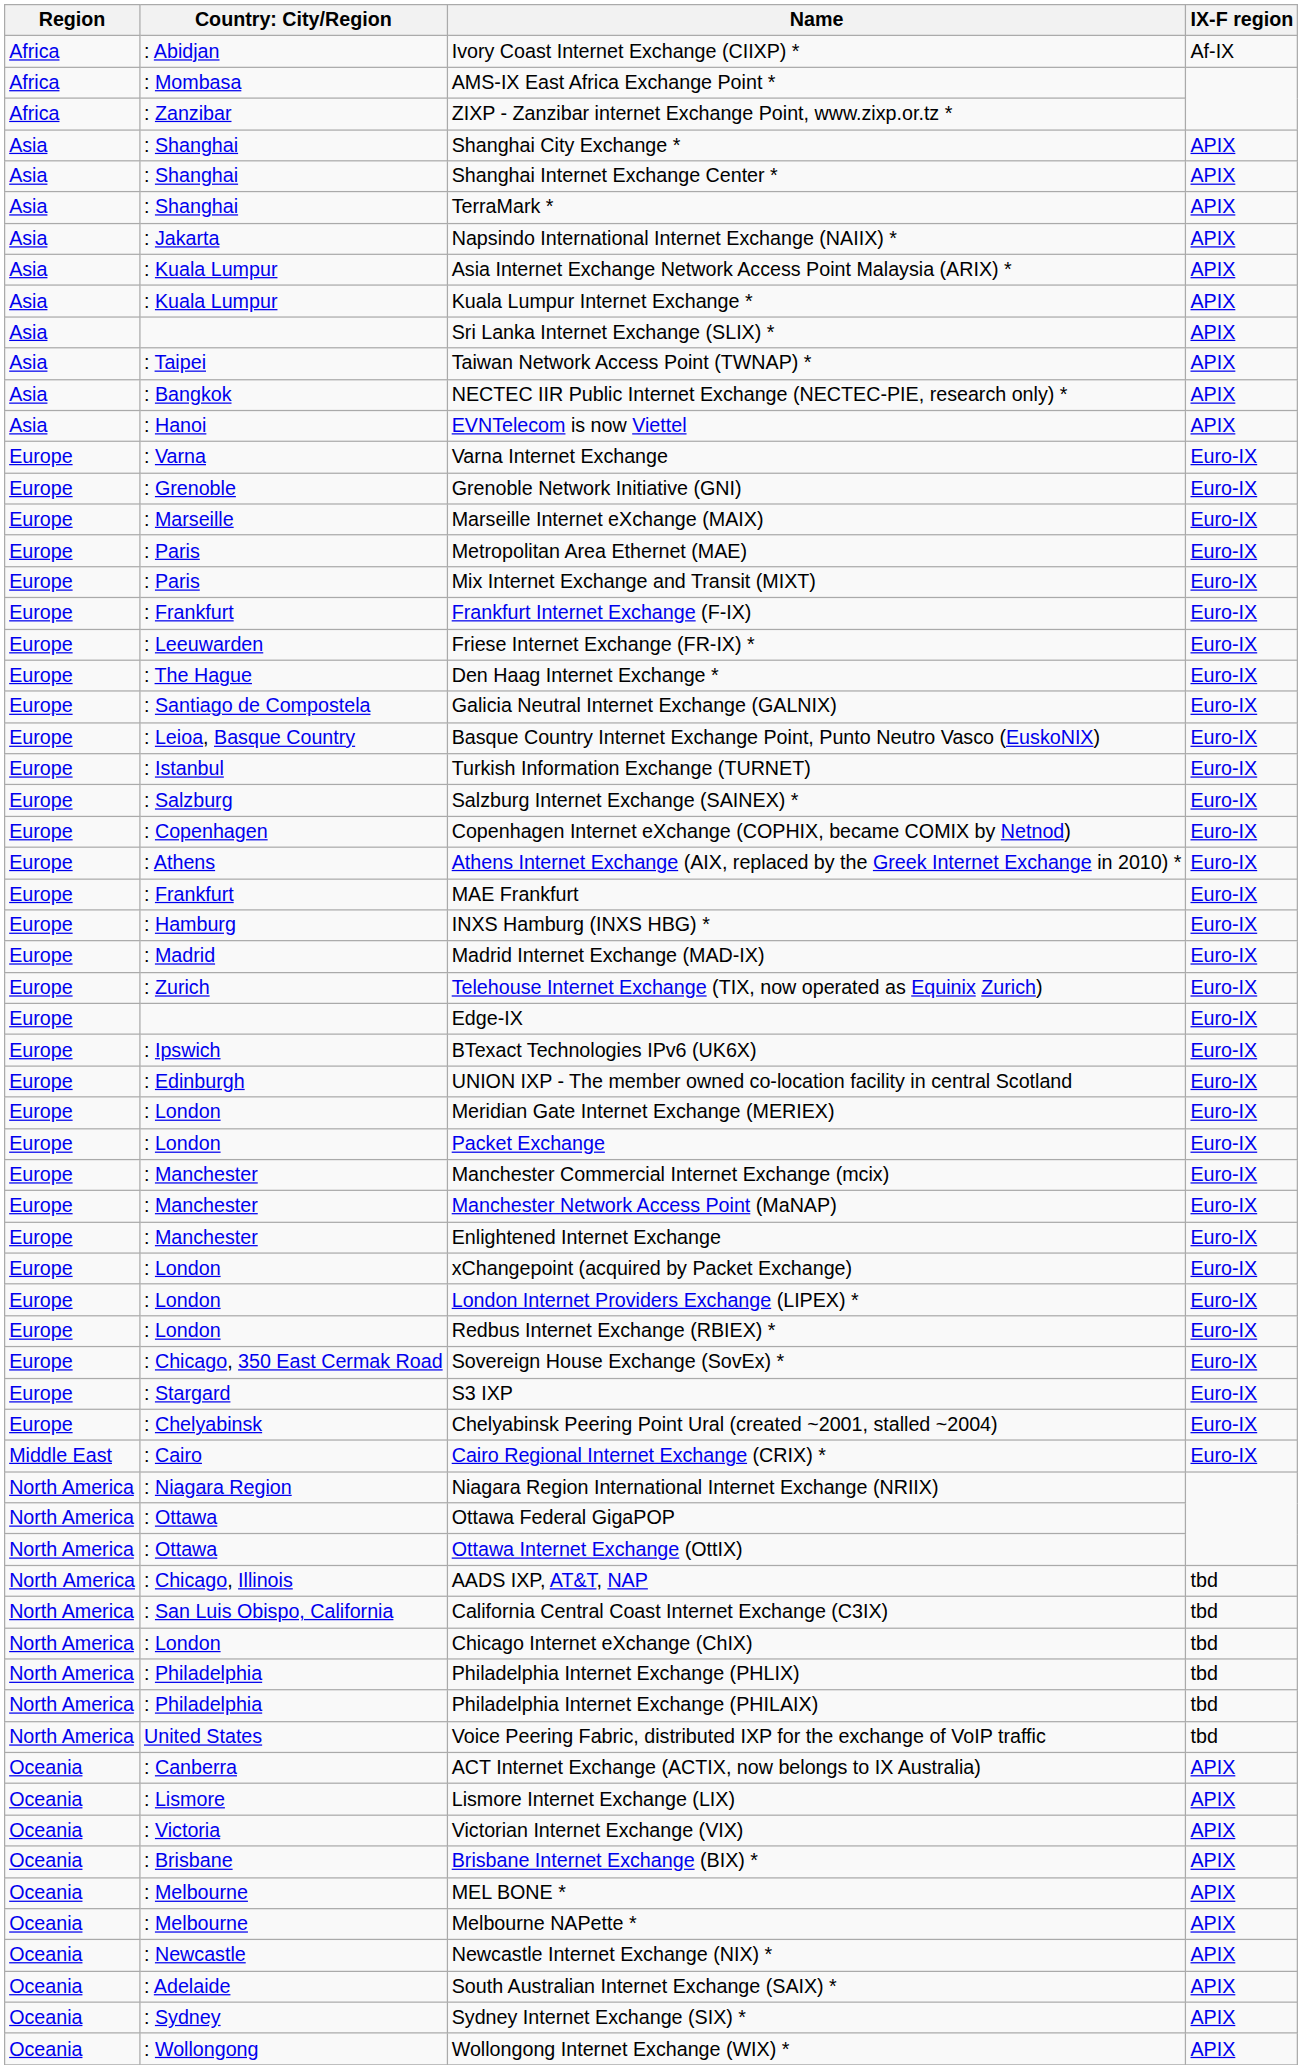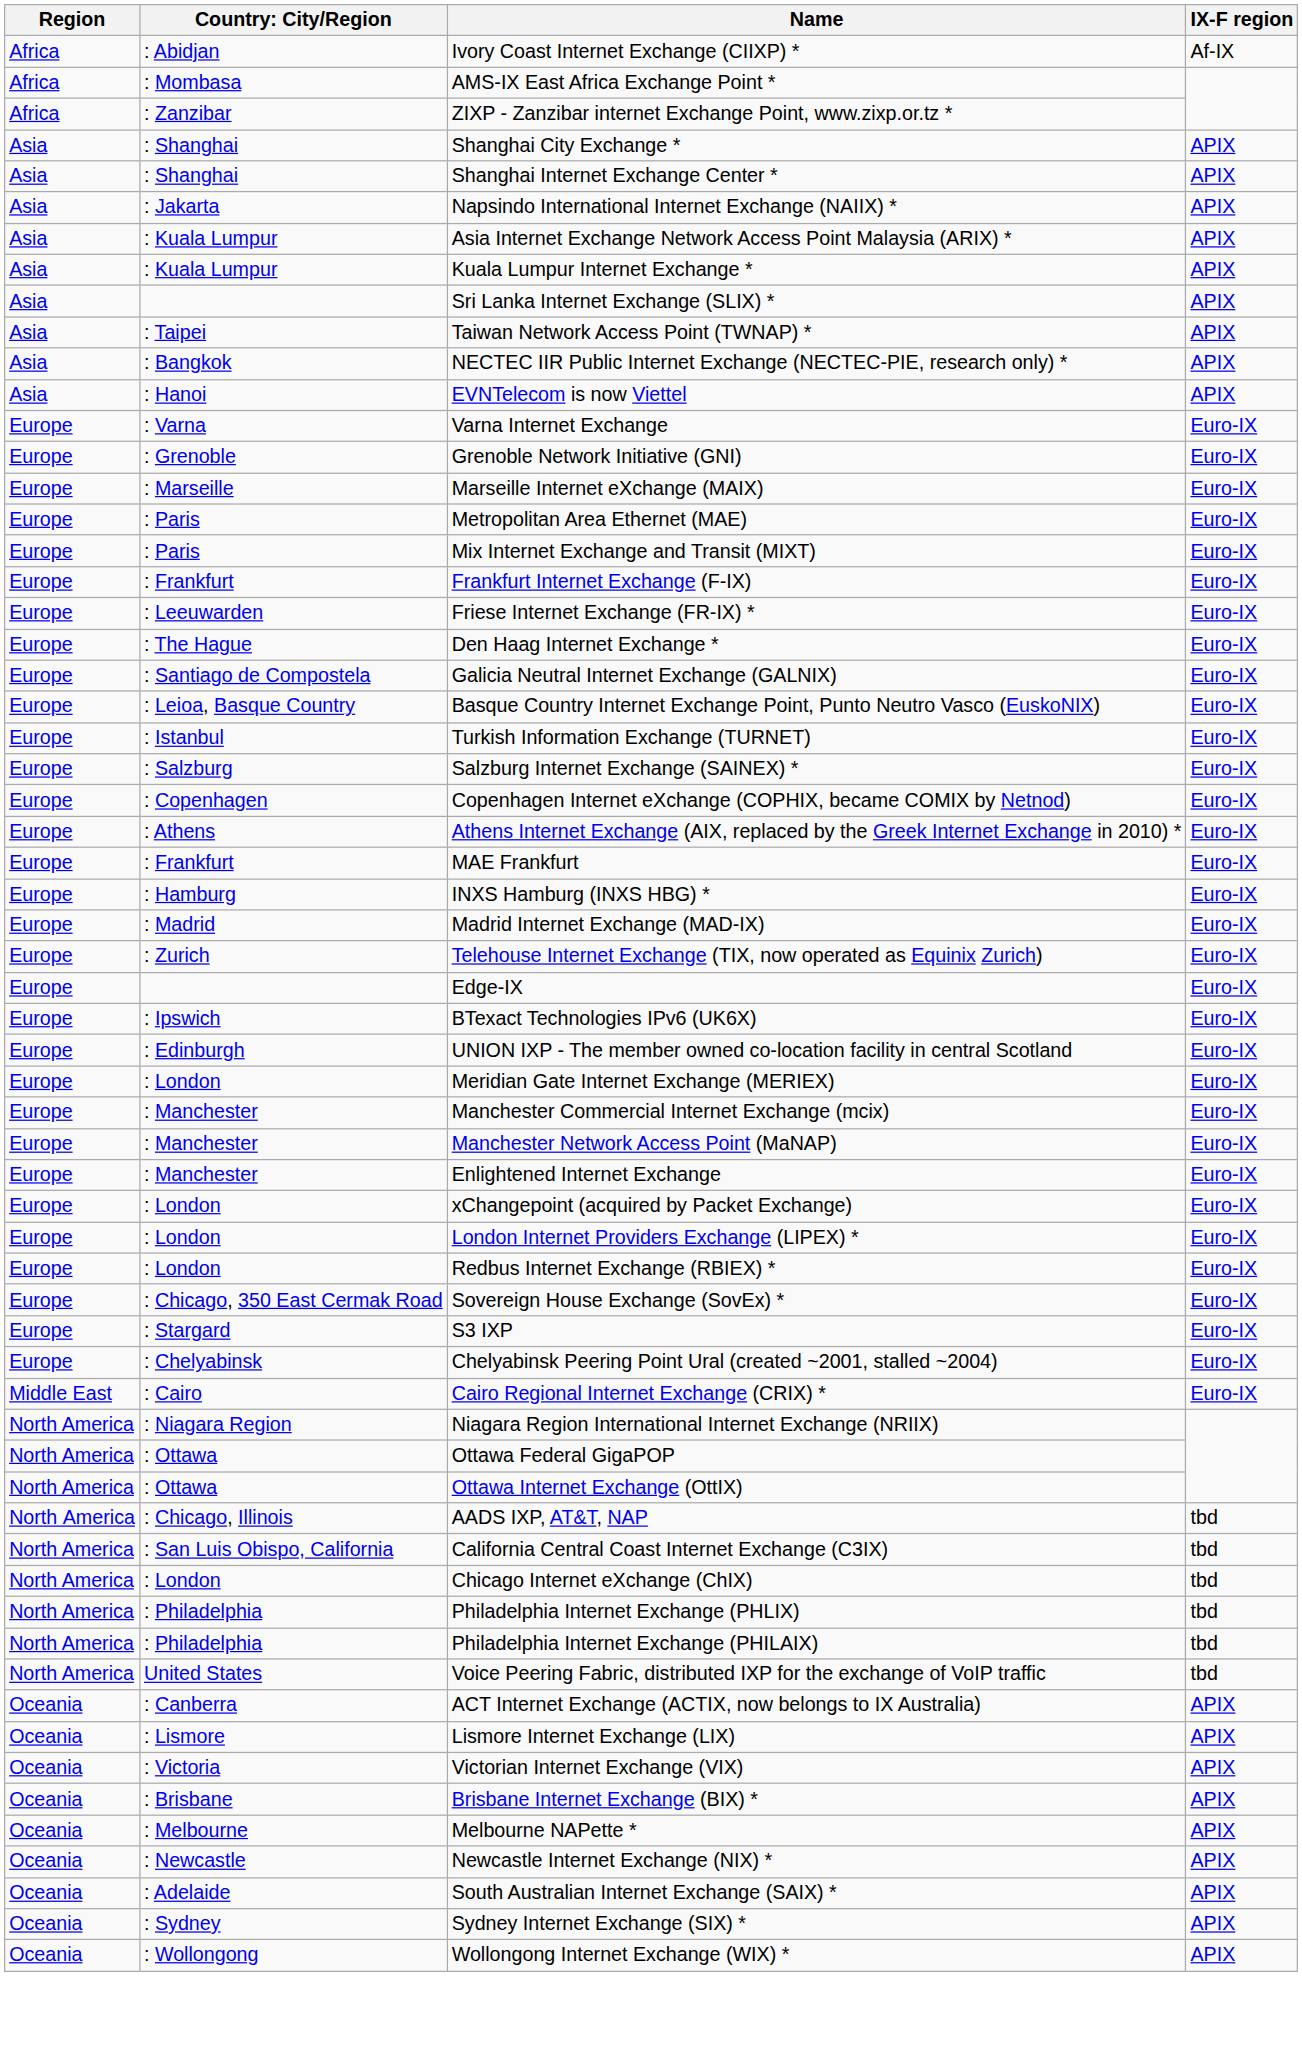- row: (503, 207)
- row: (528, 1143)
- row: (509, 1892)
